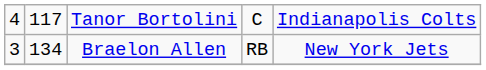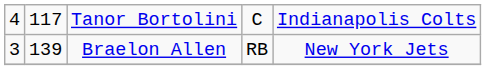(46, 50) 134 -> (46, 50) 139
